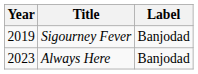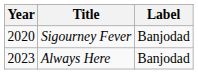(21, 36) 2019 -> (21, 36) 2020
